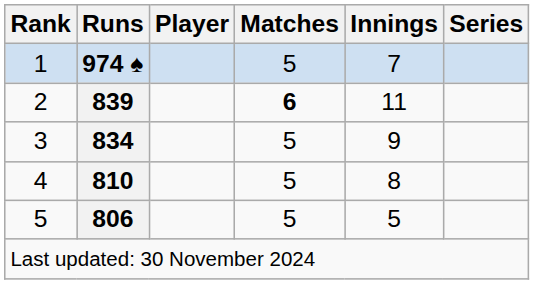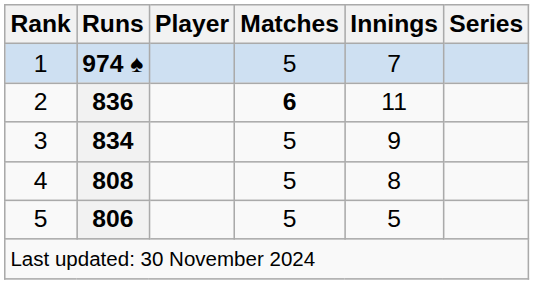(113, 102) 839 -> (113, 102) 836
(113, 180) 810 -> (113, 180) 808
